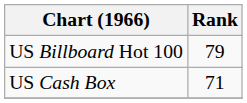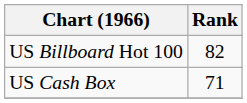(215, 51) 79 -> (215, 51) 82
